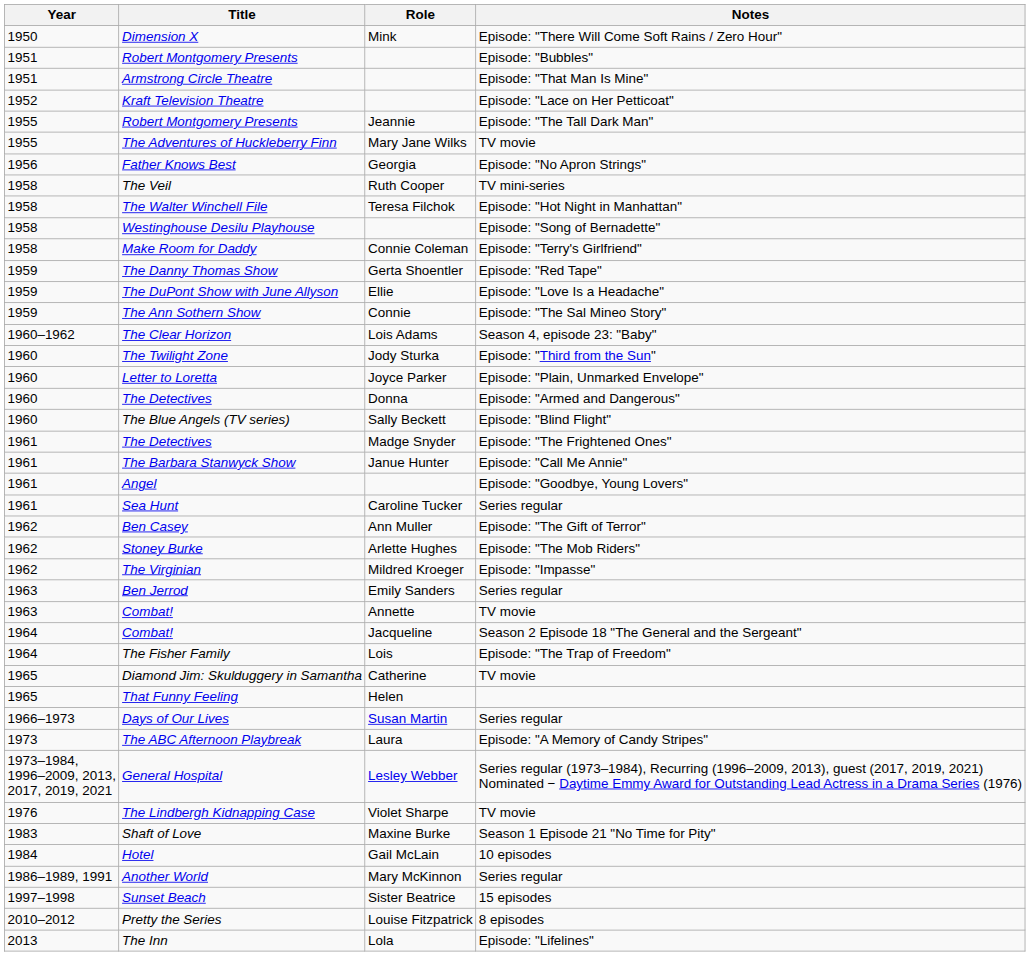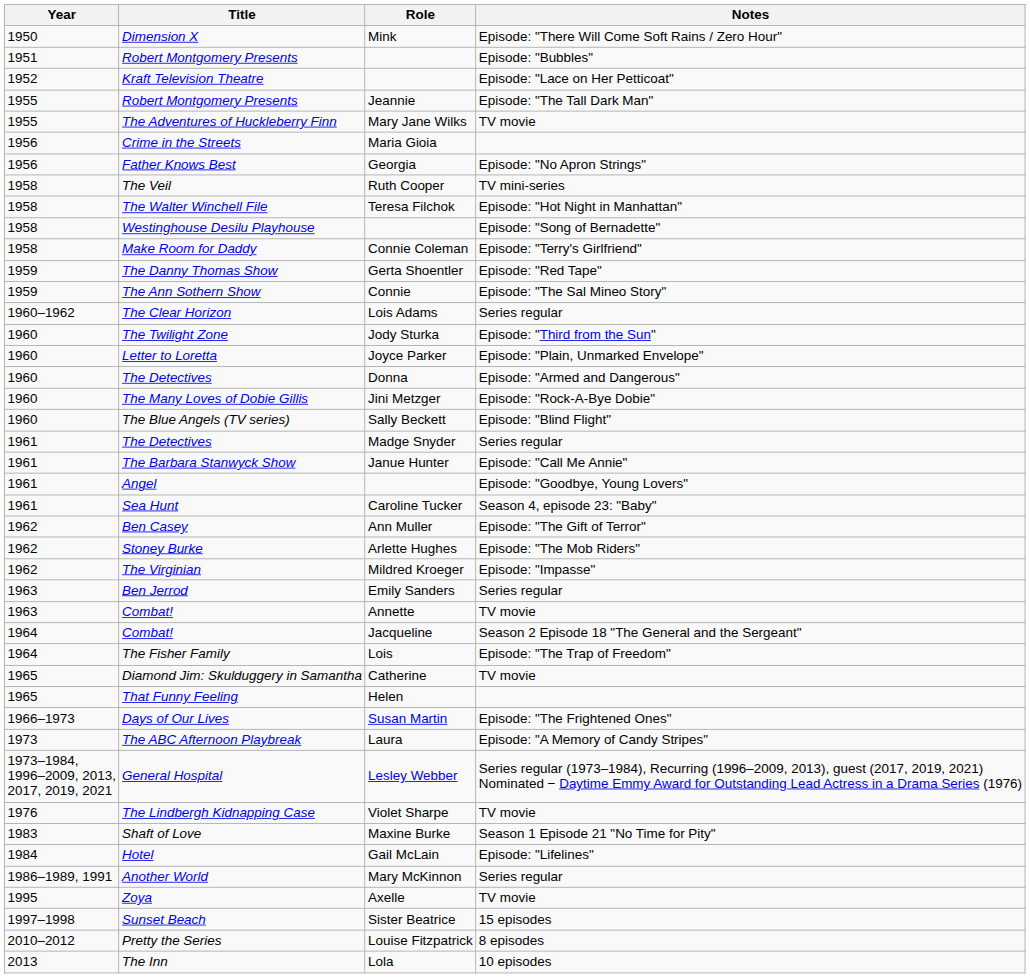- row: (197, 79)
+ row: (181, 143)
- row: (230, 292)
(568, 334) Season 4, episode 23: "Baby" -> (521, 313) Series regular
+ row: (215, 398)
(575, 441) Episode: "The Frightened Ones" -> (521, 441) Series regular
(521, 505) Series regular -> (568, 505) Season 4, episode 23: "Baby"
(521, 718) Series regular -> (575, 718) Episode: "The Frightened Ones"
(515, 855) 10 episodes -> (536, 855) Episode: "Lifelines"
+ row: (137, 897)
(536, 940) Episode: "Lifelines" -> (515, 961) 10 episodes
